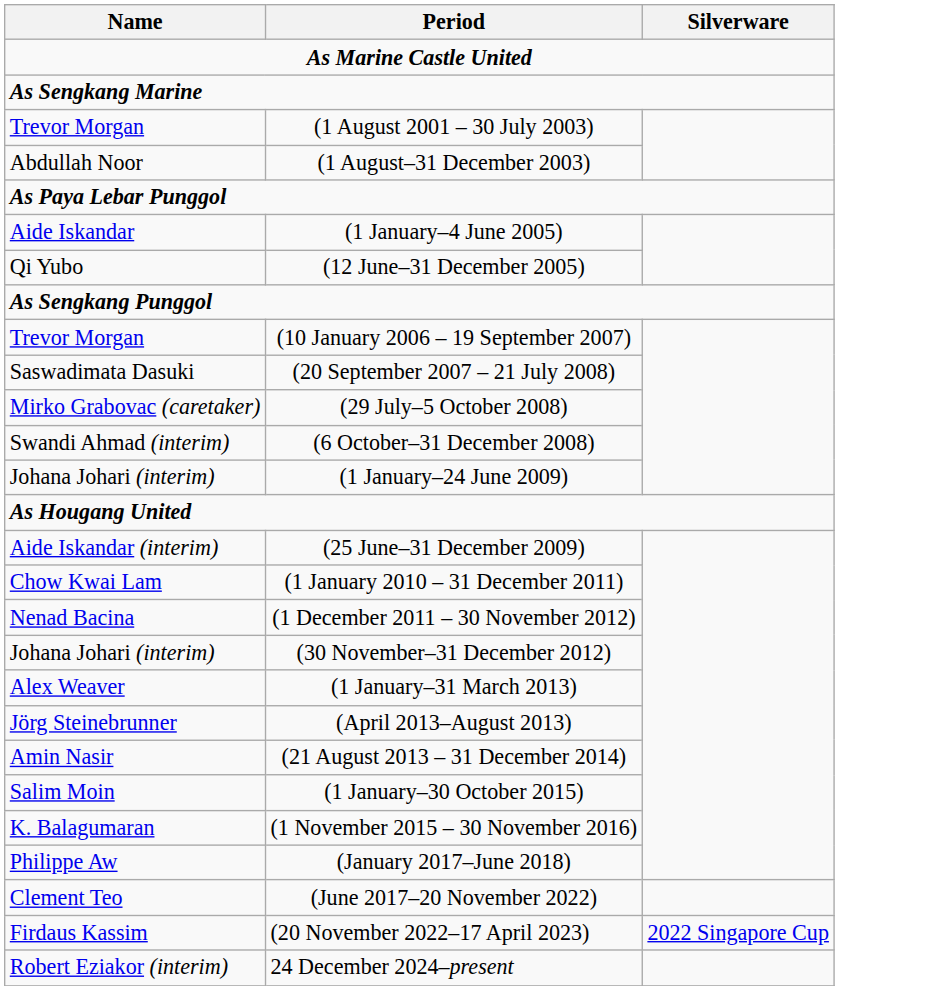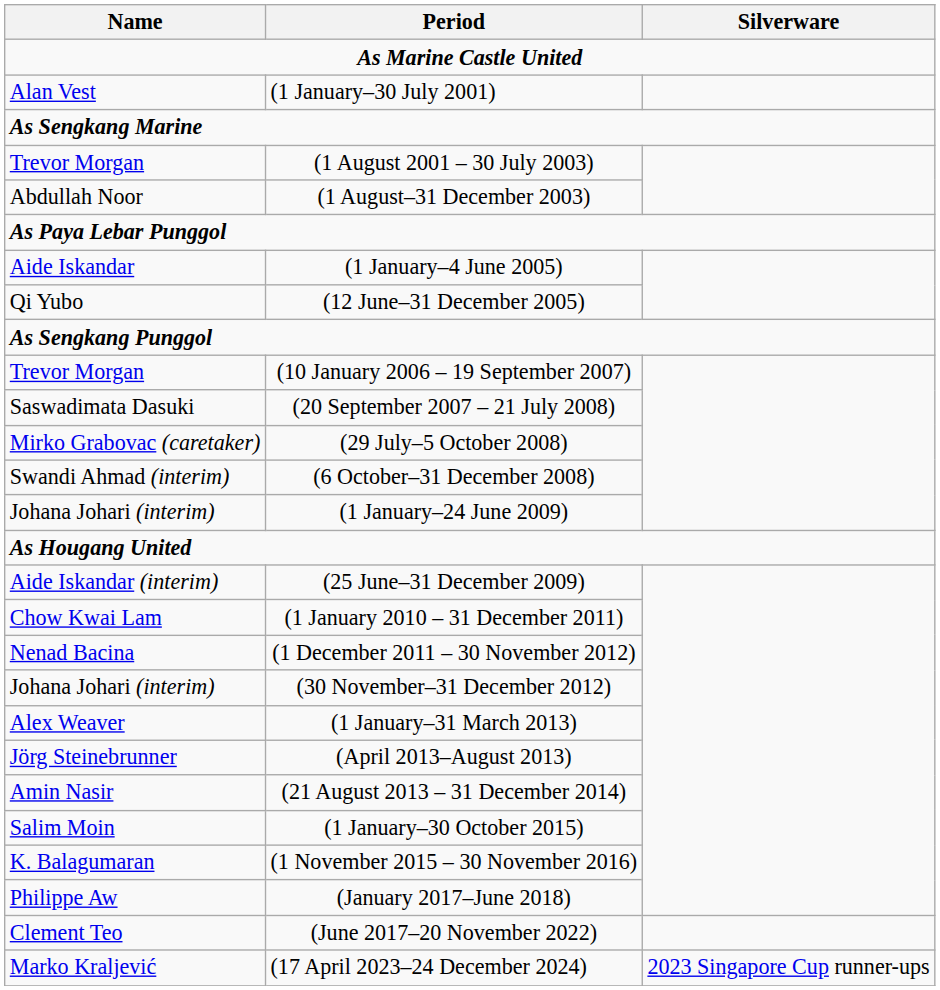+ row: (383, 92)
- row: (430, 932)
+ row: (429, 967)
- row: (392, 967)
